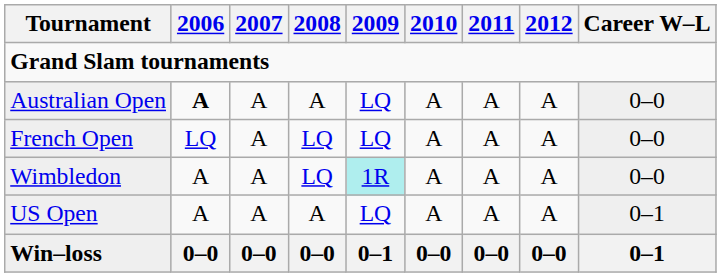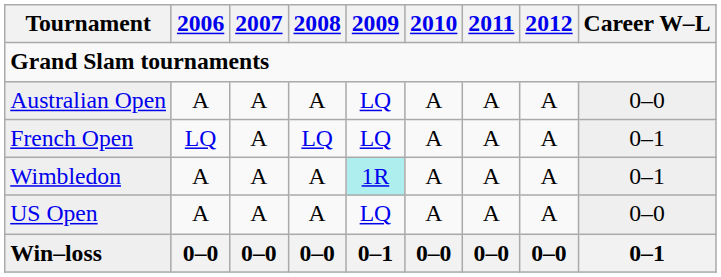(201, 99) bold -> (201, 99) normal
(647, 137) 0–0 -> (647, 137) 0–1
(317, 175) LQ -> (317, 175) A
(647, 175) 0–0 -> (647, 175) 0–1
(647, 213) 0–1 -> (647, 213) 0–0
